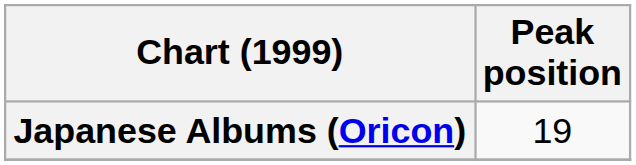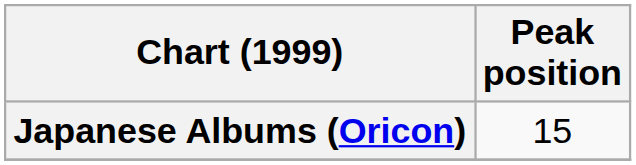(552, 130) 19 -> (552, 130) 15
